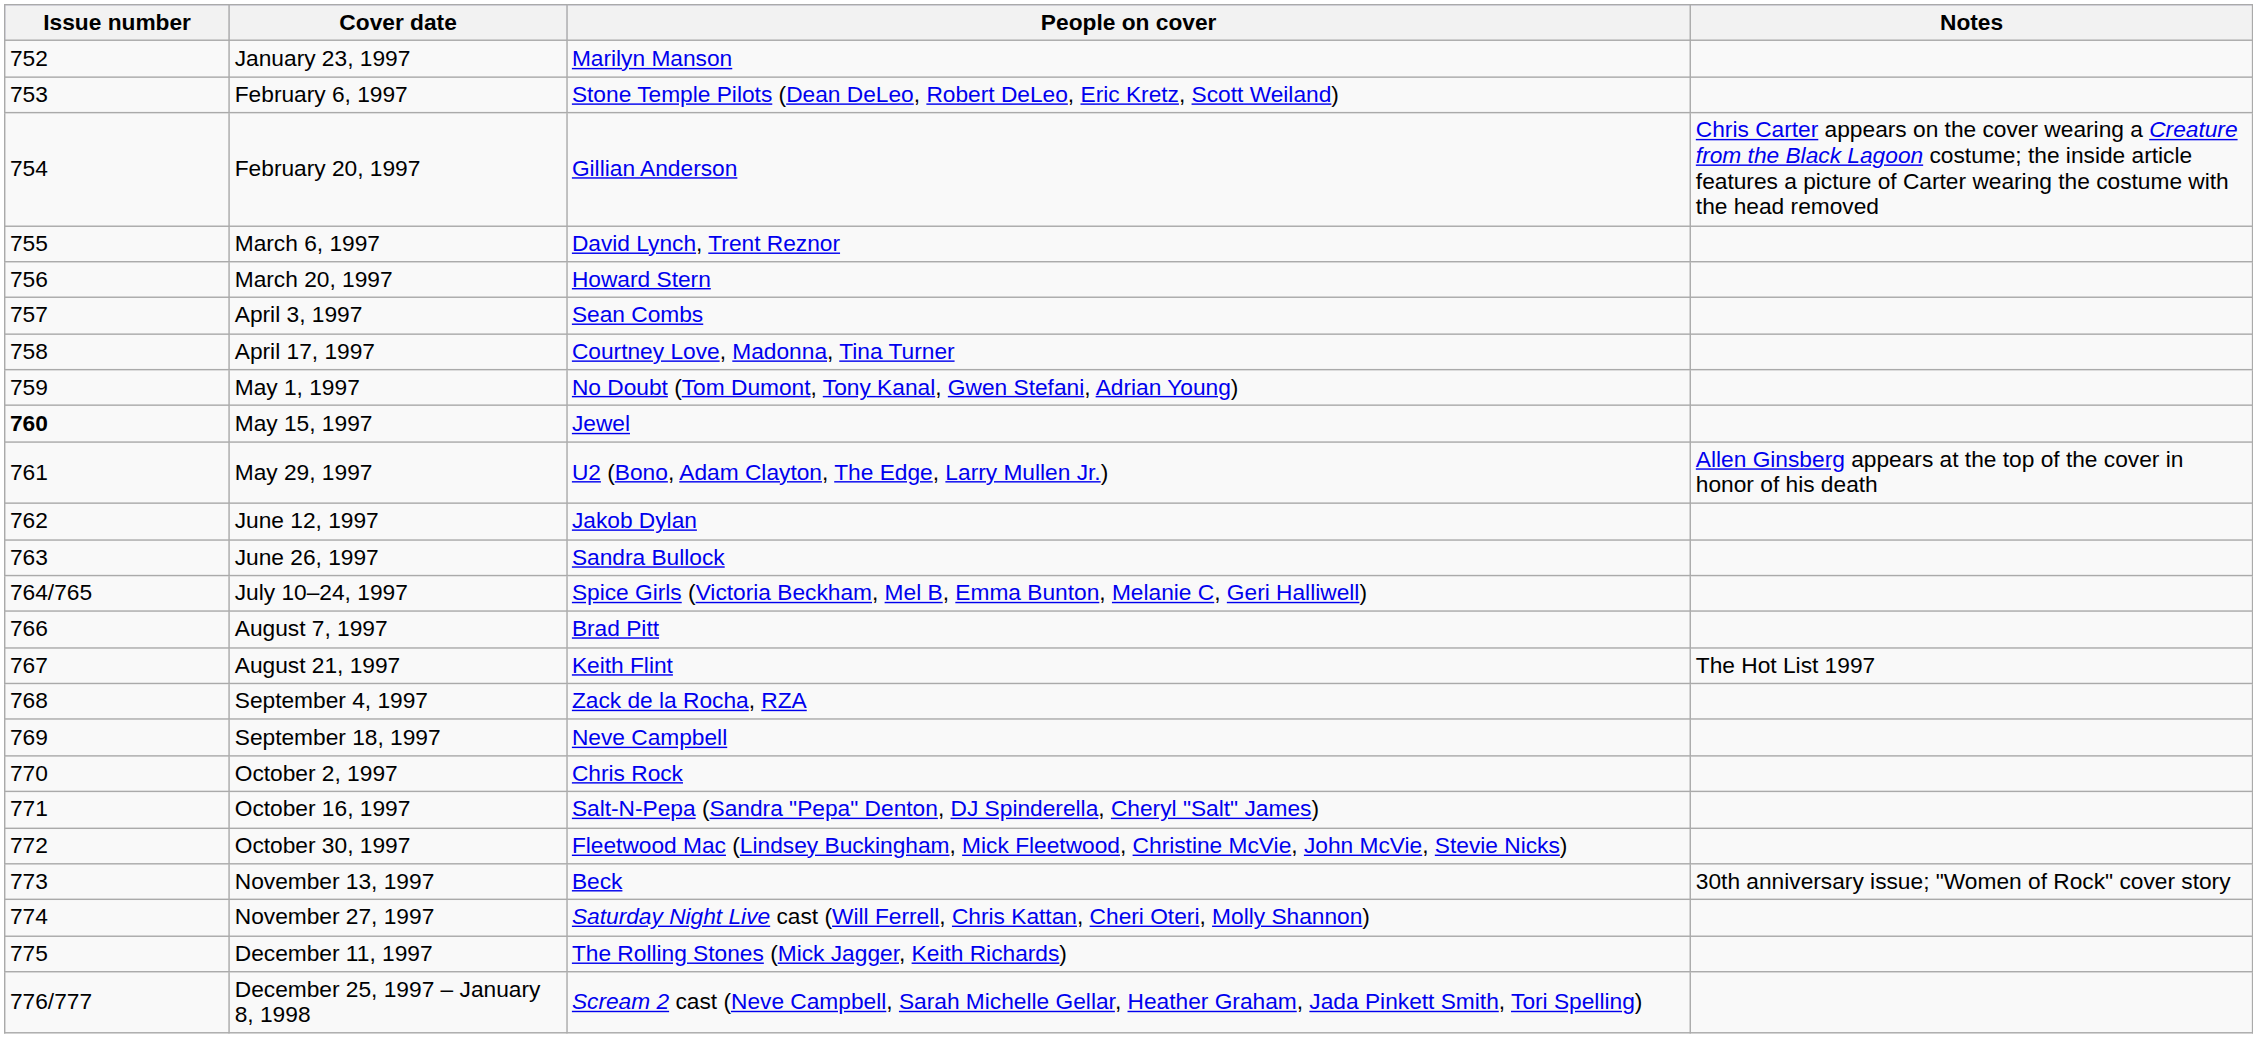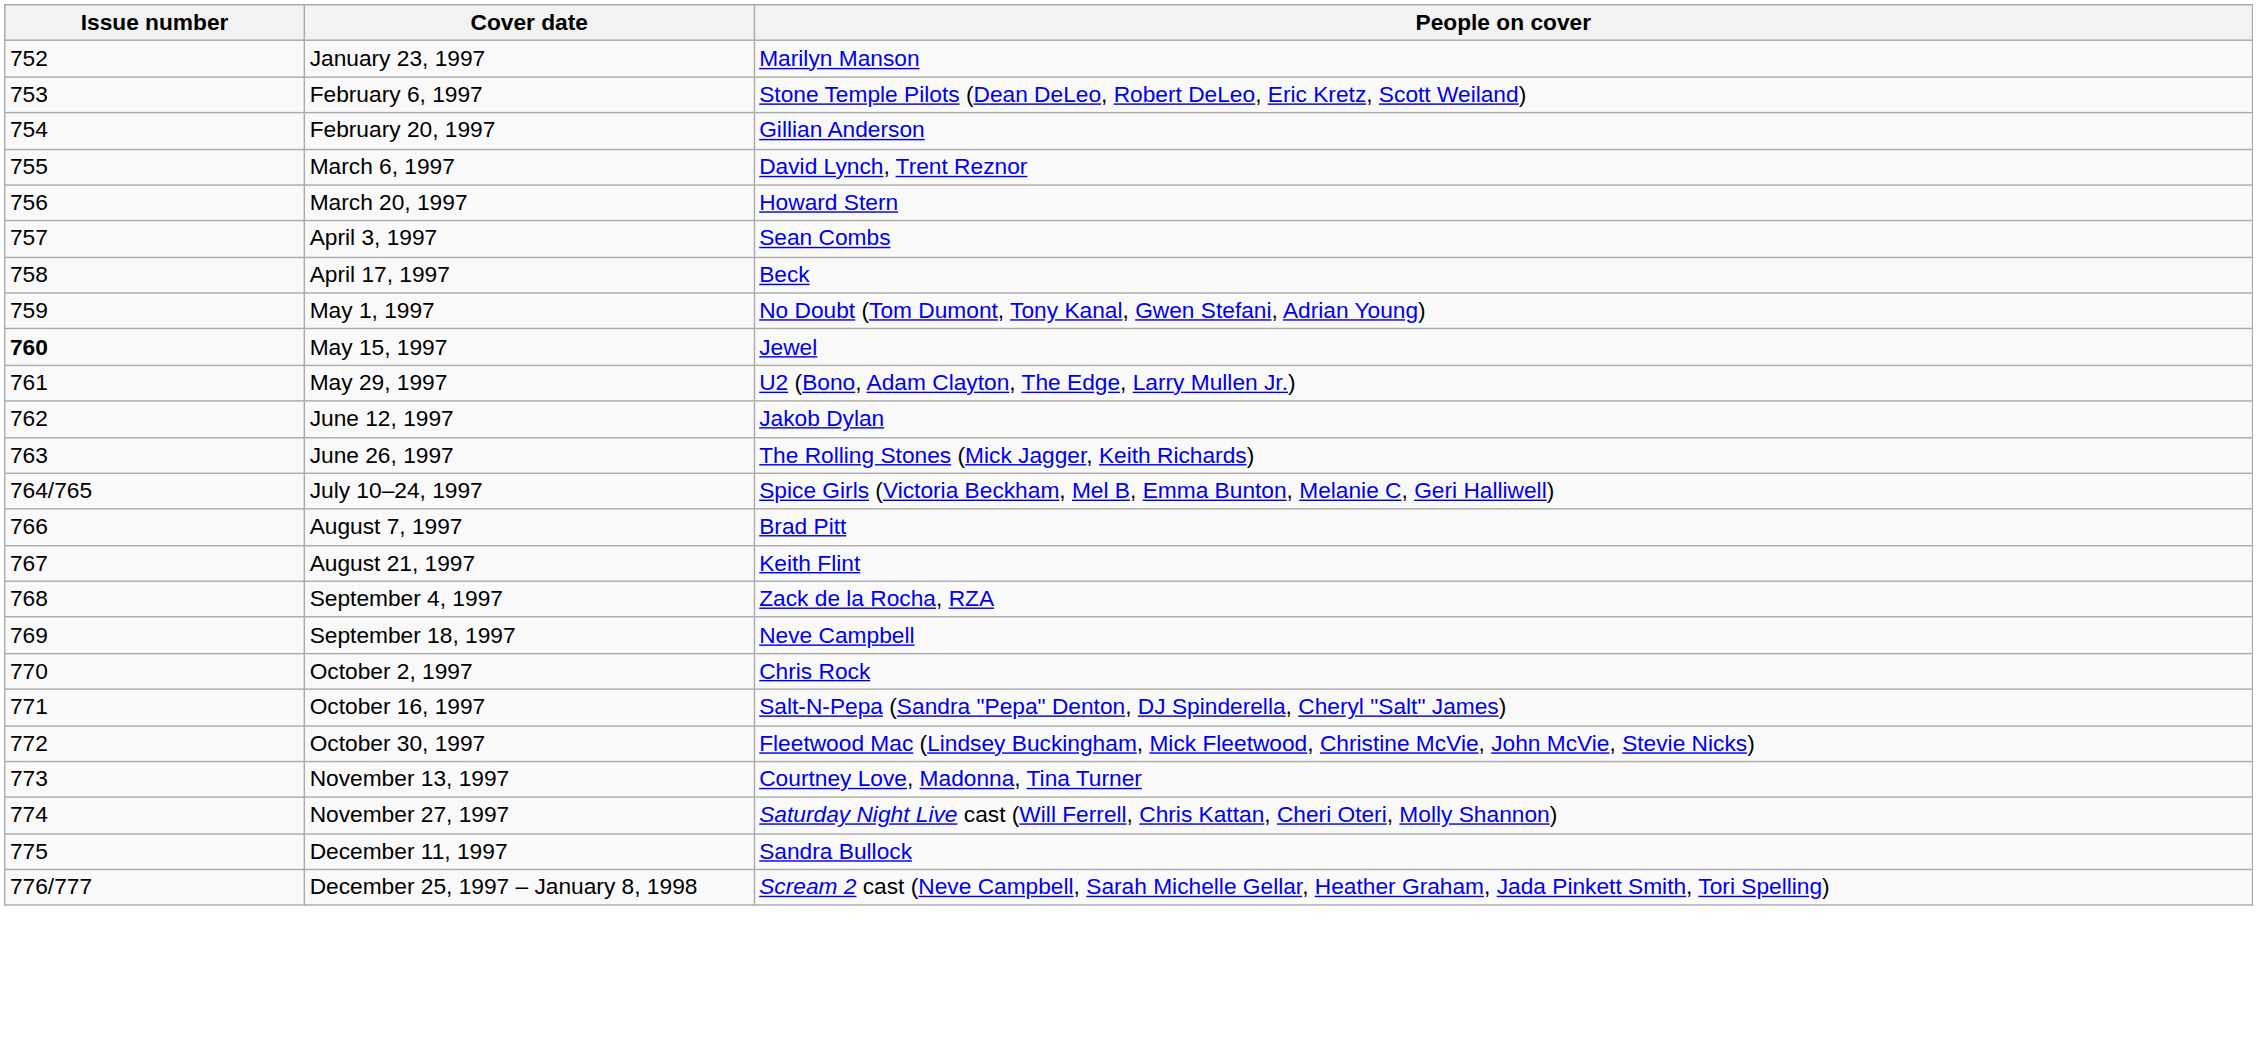- column: (1972, 22)
(763, 351) Courtney Love, Madonna, Tina Turner -> (784, 274) Beck
(648, 557) Sandra Bullock -> (1007, 454) The Rolling Stones (Mick Jagger, Keith Richards)
(597, 881) Beck -> (951, 779) Courtney Love, Madonna, Tina Turner
(819, 953) The Rolling Stones (Mick Jagger, Keith Richards) -> (836, 851) Sandra Bullock
